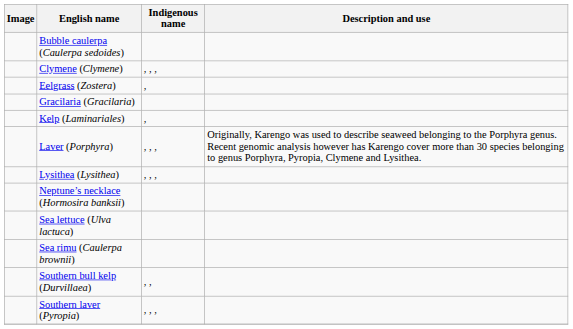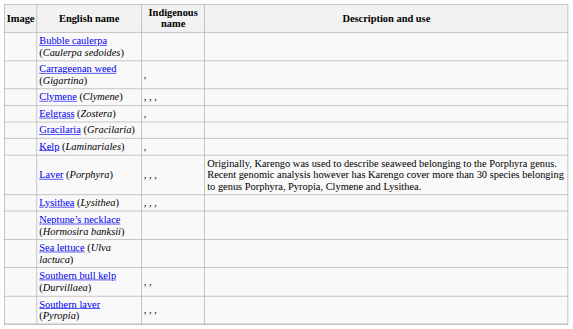+ row: (78, 74)
- row: (81, 253)
